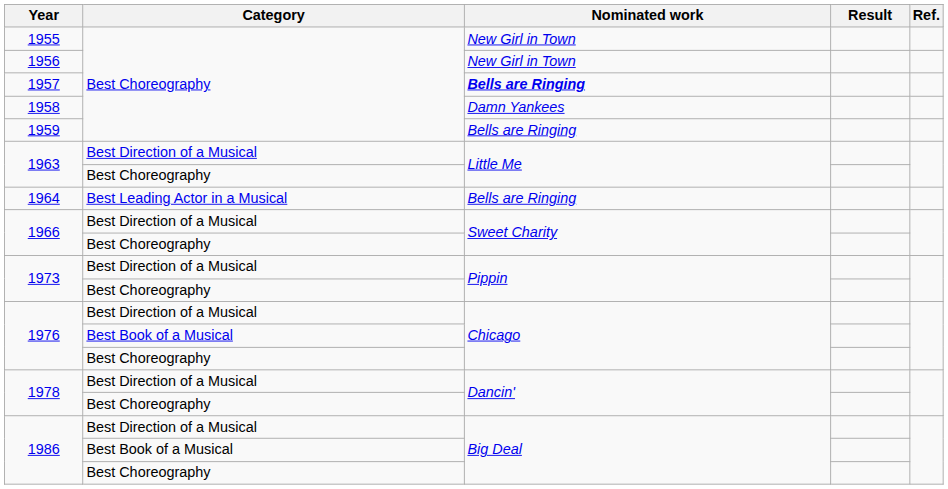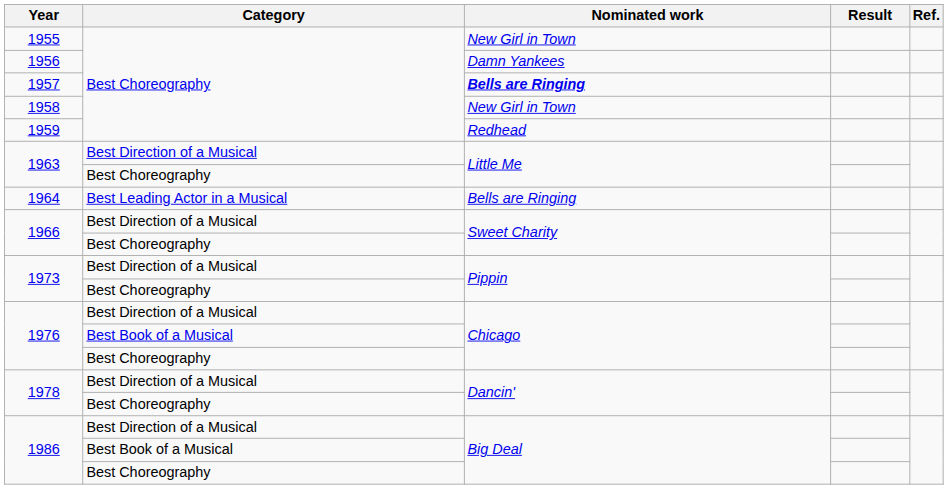(522, 61) New Girl in Town -> (516, 61) Damn Yankees
(516, 107) Damn Yankees -> (522, 107) New Girl in Town
(522, 130) Bells are Ringing -> (497, 130) Redhead
